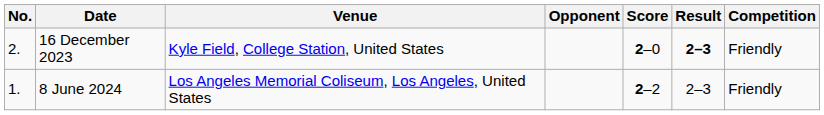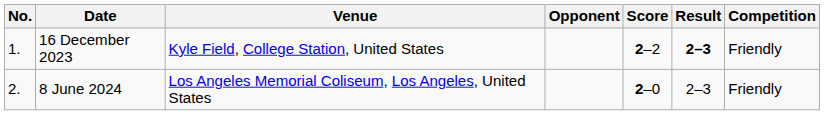(14, 48) 2. -> (14, 48) 1.
(647, 48) 2–0 -> (647, 48) 2–2
(14, 89) 1. -> (14, 89) 2.
(647, 89) 2–2 -> (647, 89) 2–0
